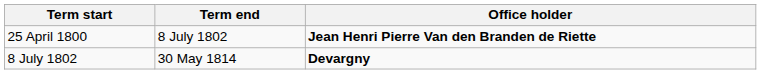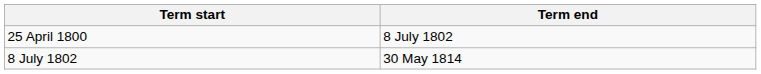- column: (530, 15)
